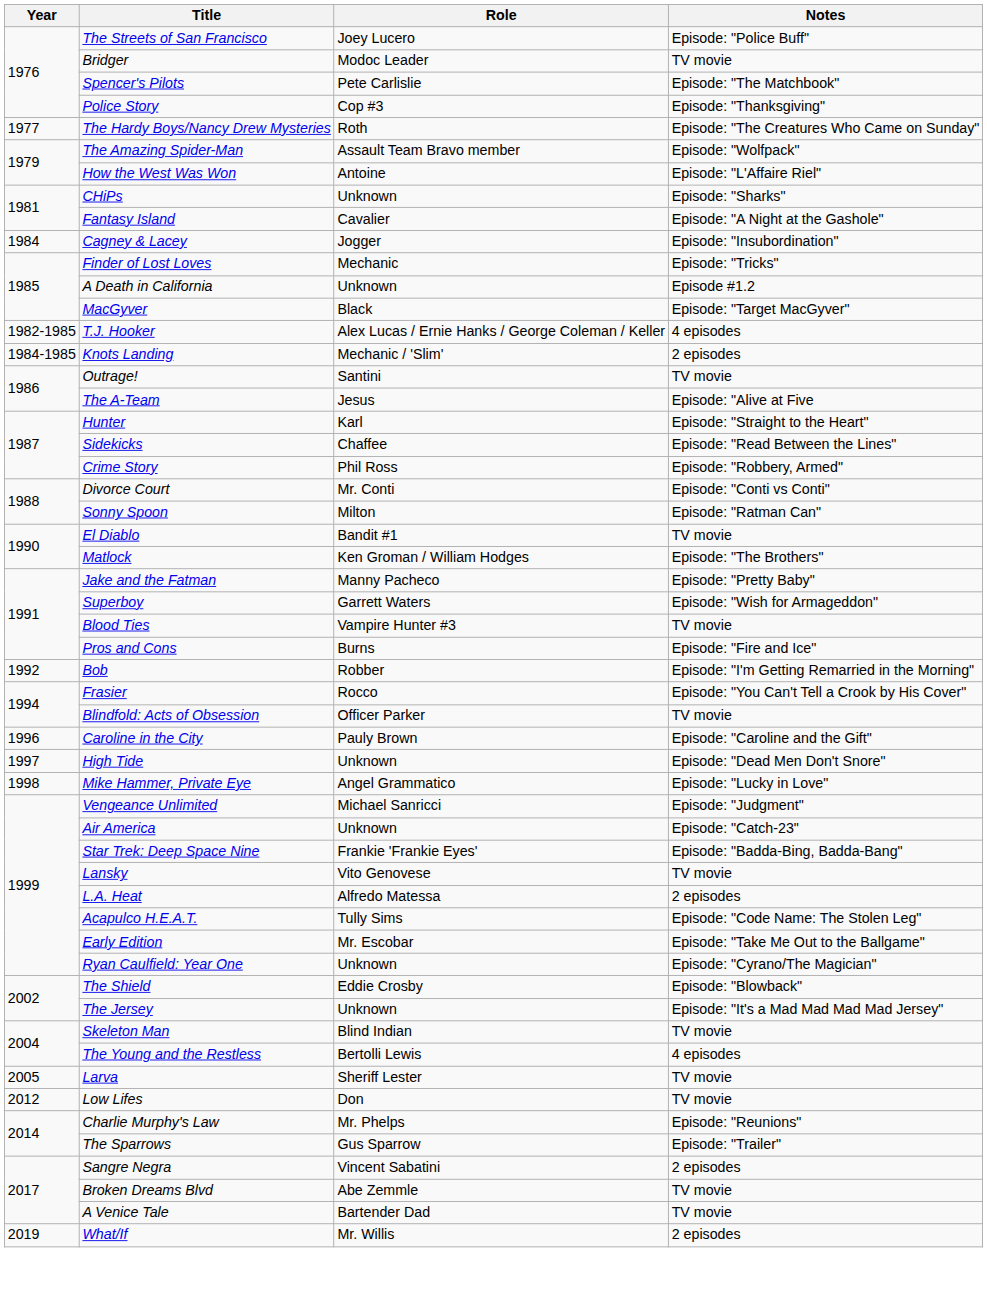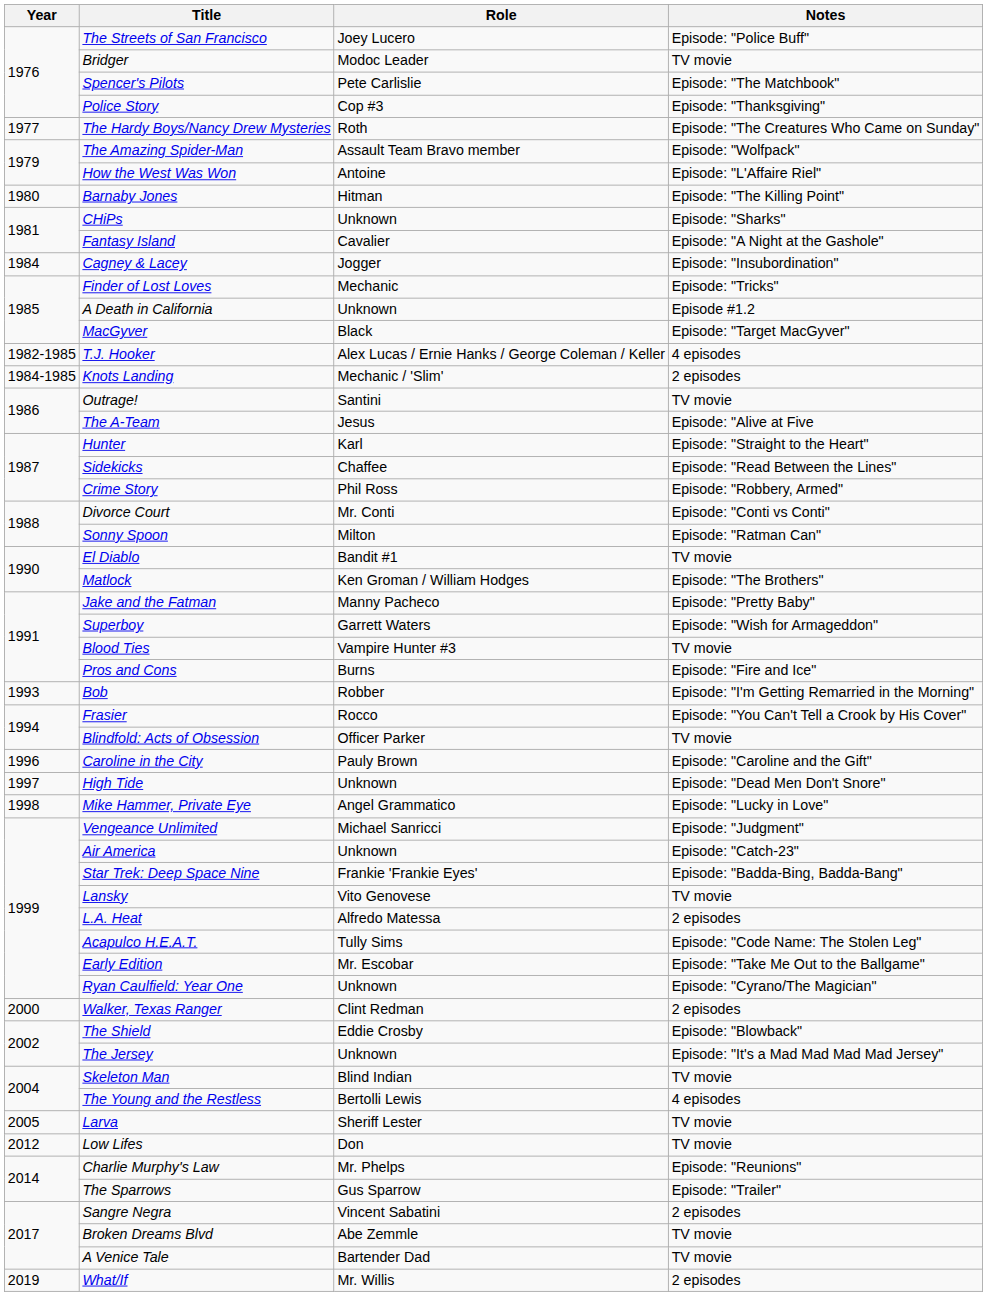+ row: (130, 196)
(24, 670) 1992 -> (24, 693) 1993
+ row: (152, 1009)
